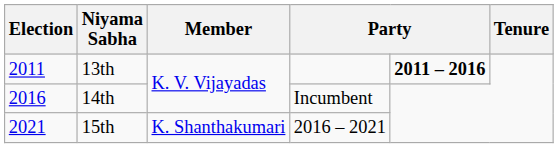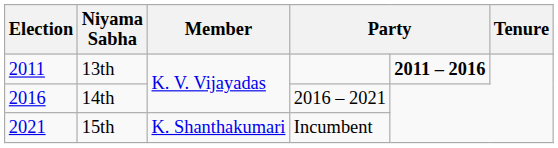(333, 98) Incumbent -> (340, 98) 2016 – 2021
(340, 127) 2016 – 2021 -> (333, 127) Incumbent
